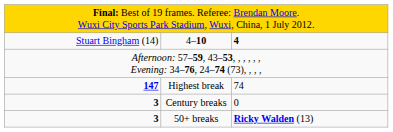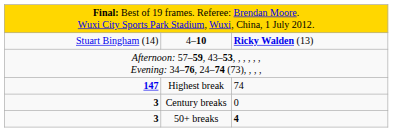(236, 41) 4 -> (274, 41) Ricky Walden (13)
(274, 119) Ricky Walden (13) -> (236, 119) 4
